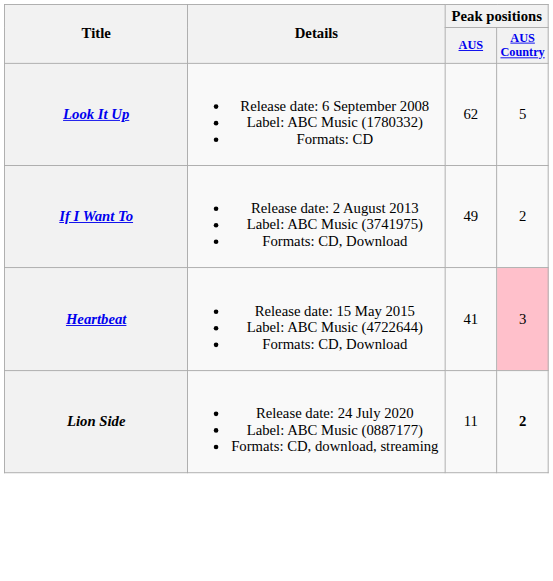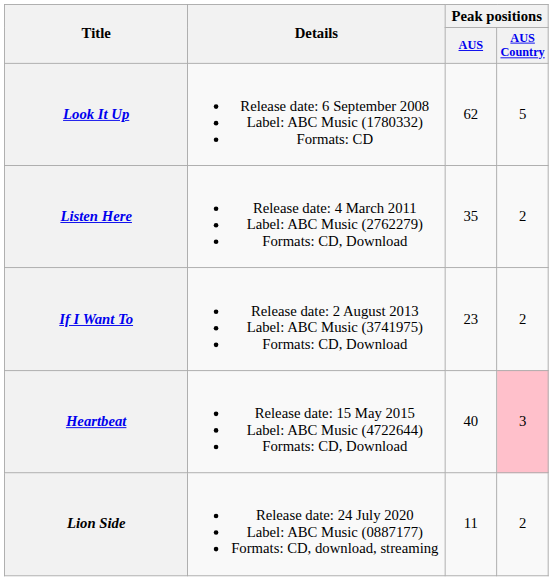+ row: (96, 216)
(471, 216) 49 -> (471, 319) 23
(471, 319) 41 -> (471, 421) 40
(523, 421) bold -> (523, 524) normal
